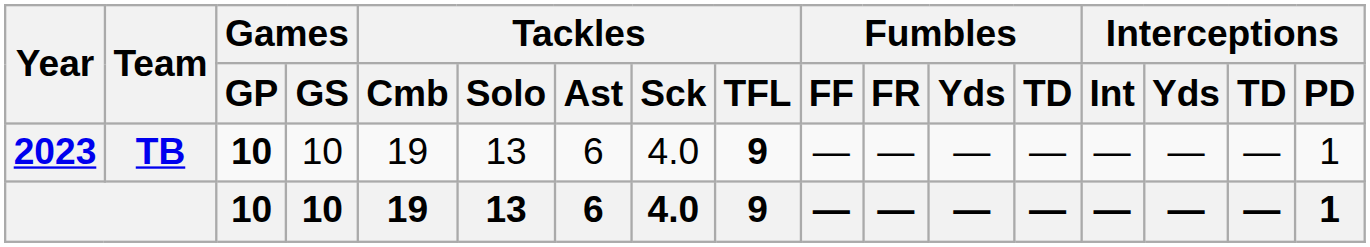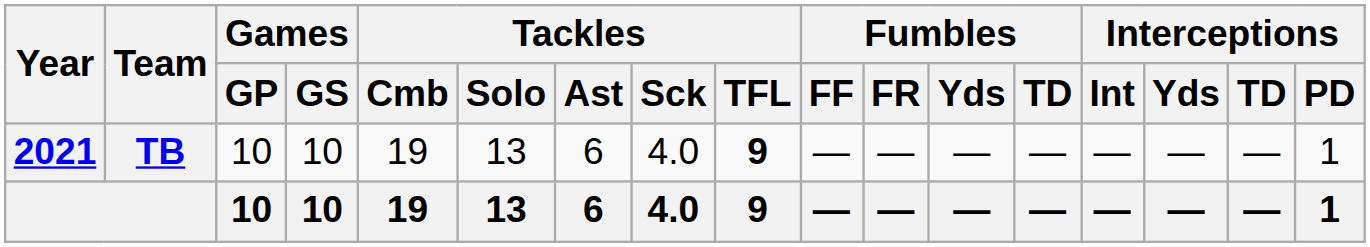(55, 151) 2023 -> (55, 151) 2021
(252, 151) bold -> (252, 151) normal
